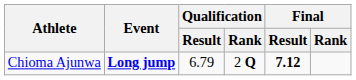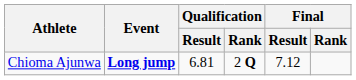(202, 63) 6.79 -> (202, 63) 6.81
(288, 63) bold -> (288, 63) normal
